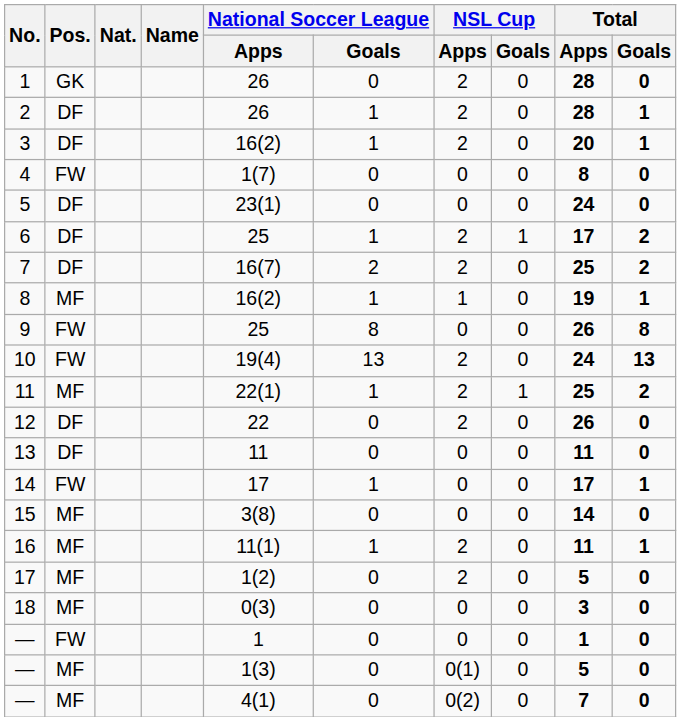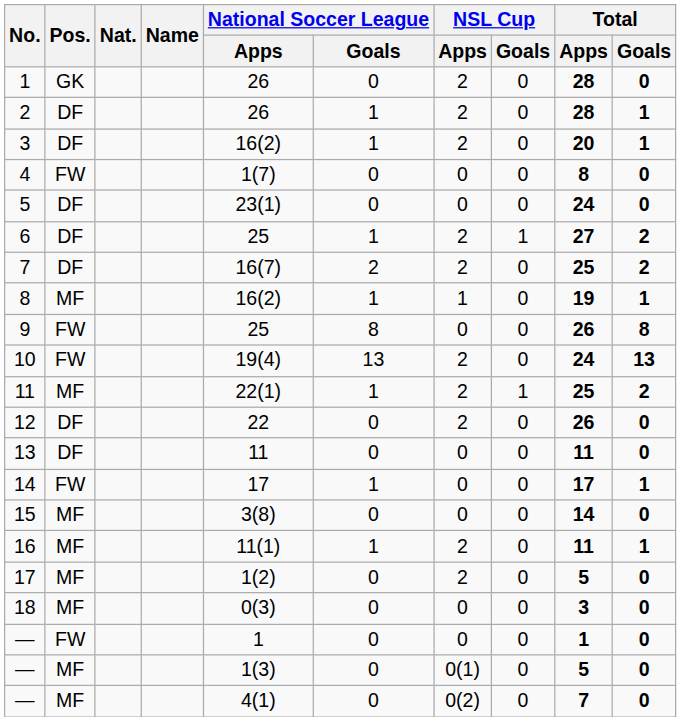(584, 236) 17 -> (584, 236) 27
